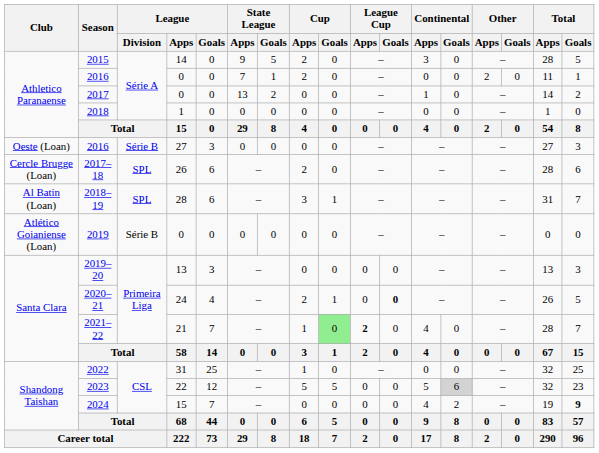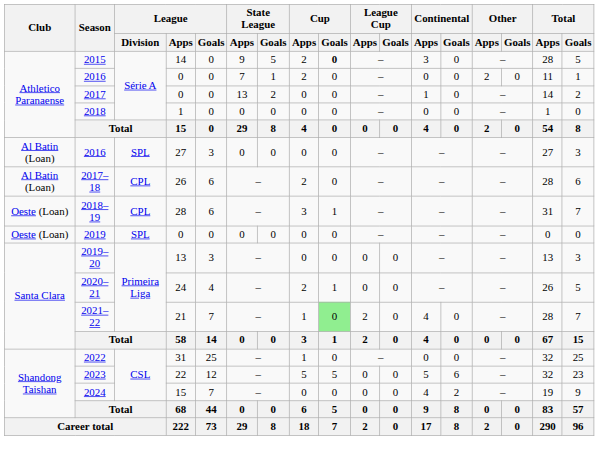(335, 59) normal -> (334, 59) bold
(41, 146) Oeste (Loan) -> (40, 152) Al Batin (Loan)
(142, 146) Série B -> (140, 152) SPL
(41, 169) Cercle Brugge (Loan) -> (40, 181) Al Batin (Loan)
(142, 169) SPL -> (140, 181) CPL
(41, 199) Al Batin (Loan) -> (40, 211) Oeste (Loan)
(142, 199) SPL -> (140, 211) CPL
(41, 234) Atlético Goianiense (Loan) -> (40, 234) Oeste (Loan)
(142, 234) Série B -> (140, 234) SPL
(396, 299) bold -> (395, 287) normal
(365, 329) bold -> (365, 317) normal
(456, 387) lightgrey background -> (456, 374) no background
(578, 404) bold -> (578, 392) normal
